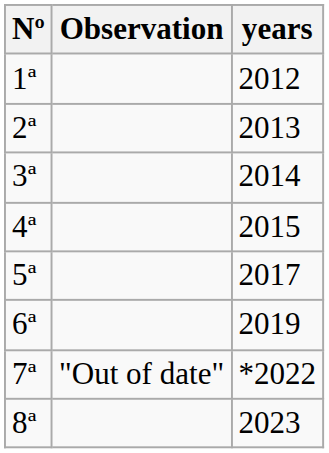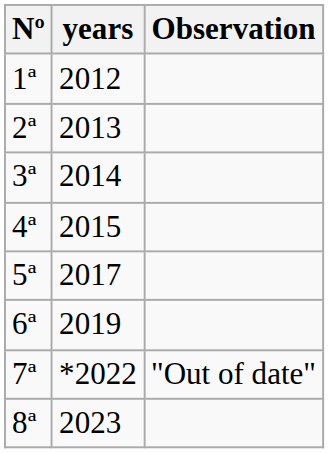columns swapped: (277, 29) <-> (142, 29)
